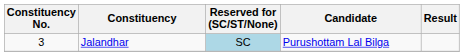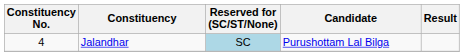(41, 42) 3 -> (41, 42) 4
